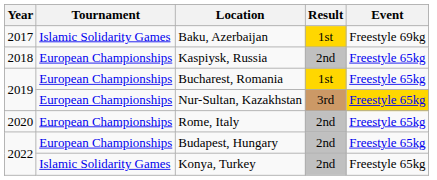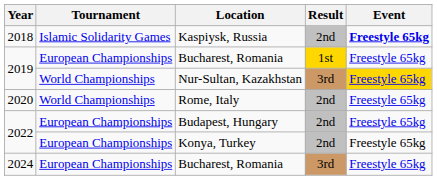- row: (20, 36)
(106, 57) European Championships -> (105, 36) Islamic Solidarity Games
(387, 57) normal -> (389, 36) bold
(106, 100) European Championships -> (97, 79) World Championships
(106, 121) European Championships -> (97, 100) World Championships
(105, 164) Islamic Solidarity Games -> (106, 143) European Championships
+ row: (20, 164)
